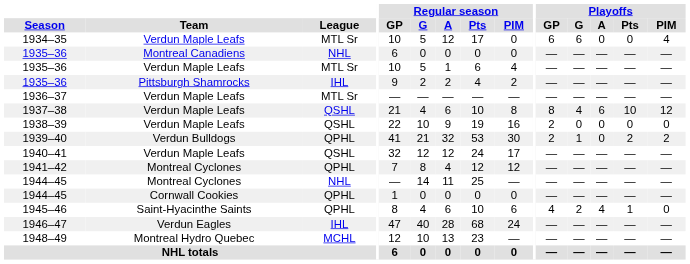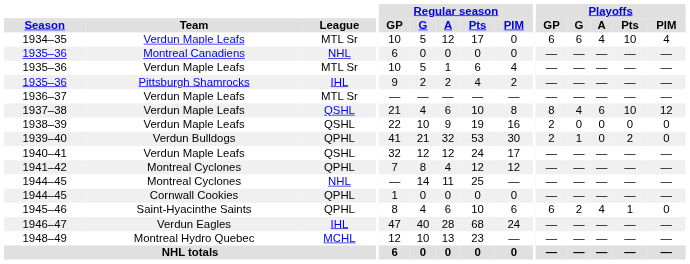(602, 39) 0 -> (602, 39) 4
(630, 39) 0 -> (630, 39) 10
(666, 139) 2 -> (666, 139) 0
(552, 210) 4 -> (552, 210) 6
